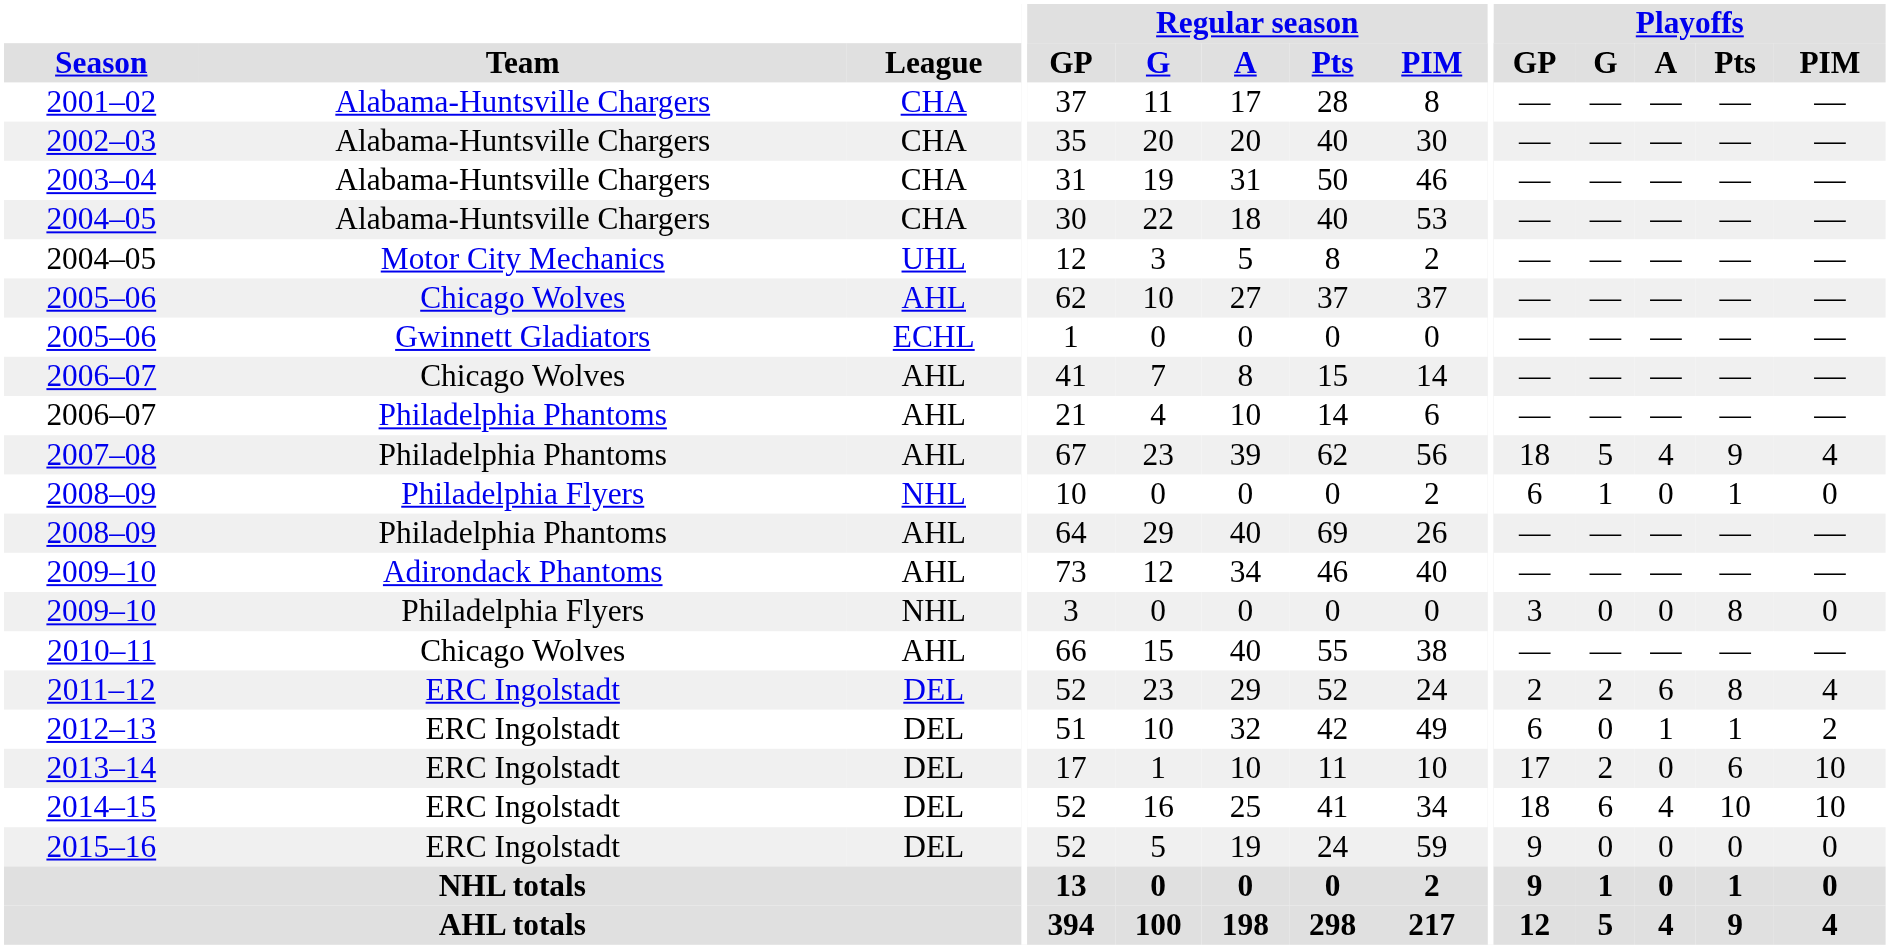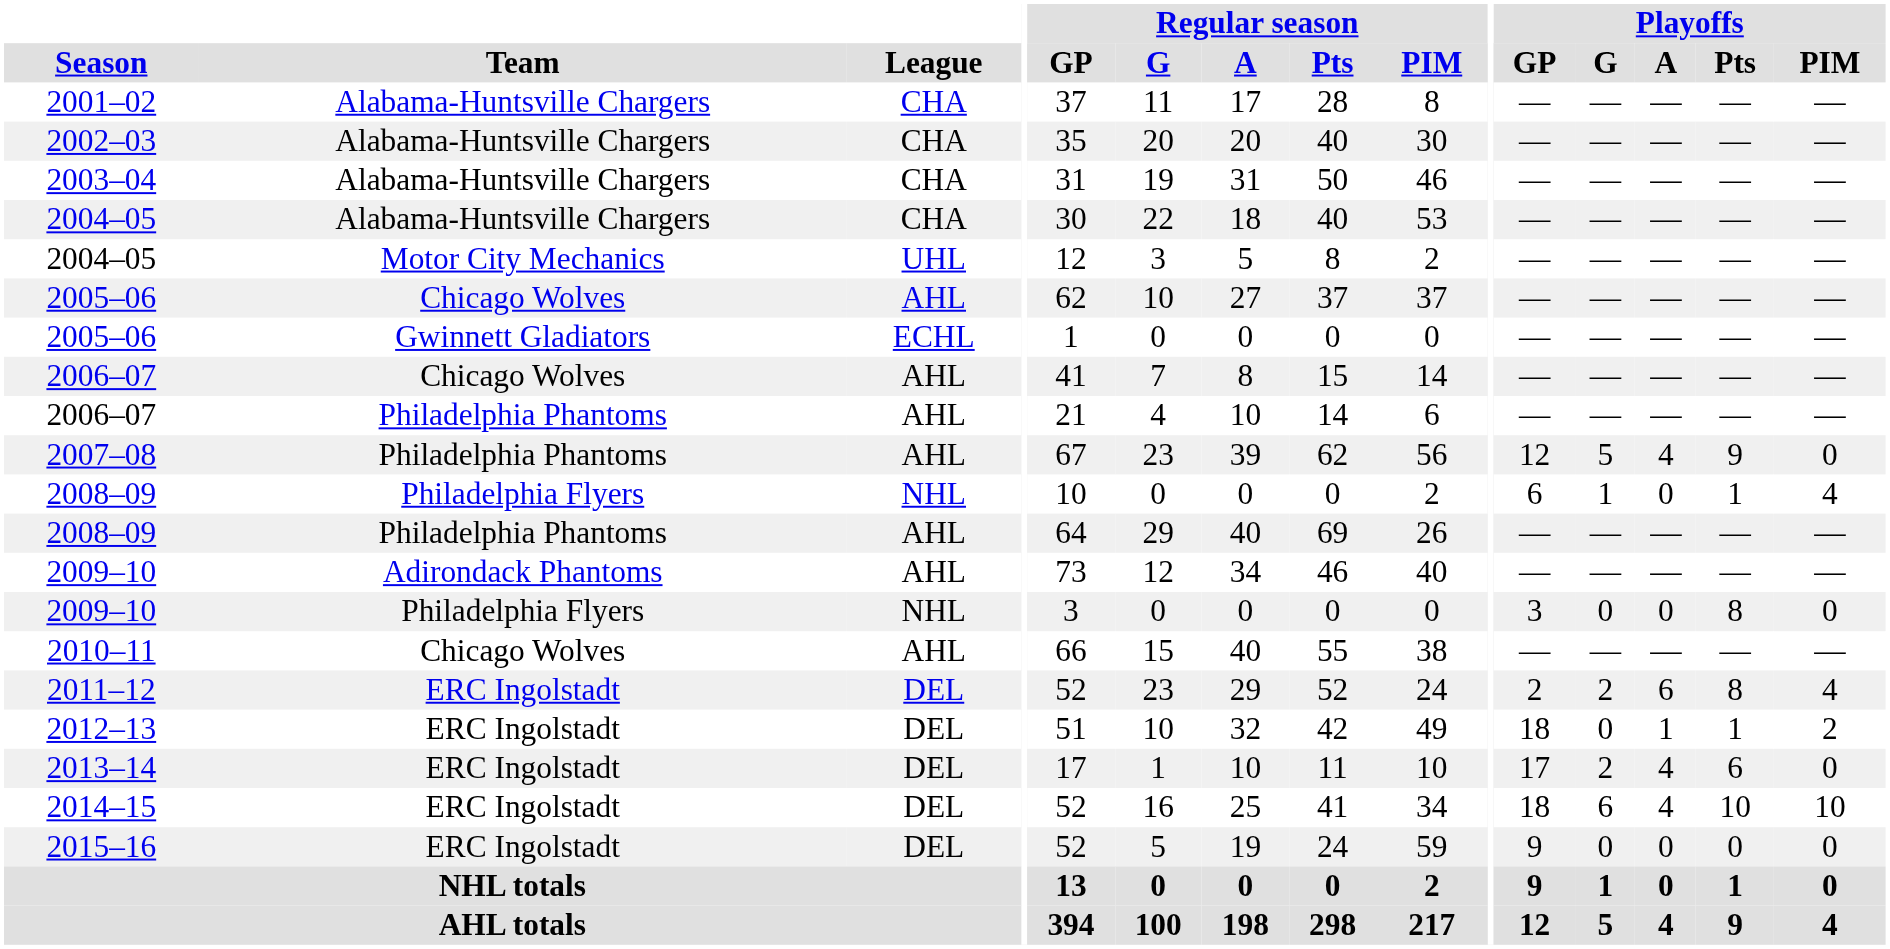(1535, 454) 18 -> (1535, 454) 12
(1830, 454) 4 -> (1830, 454) 0
(1830, 493) 0 -> (1830, 493) 4
(1535, 728) 6 -> (1535, 728) 18
(1666, 767) 0 -> (1666, 767) 4
(1830, 767) 10 -> (1830, 767) 0
